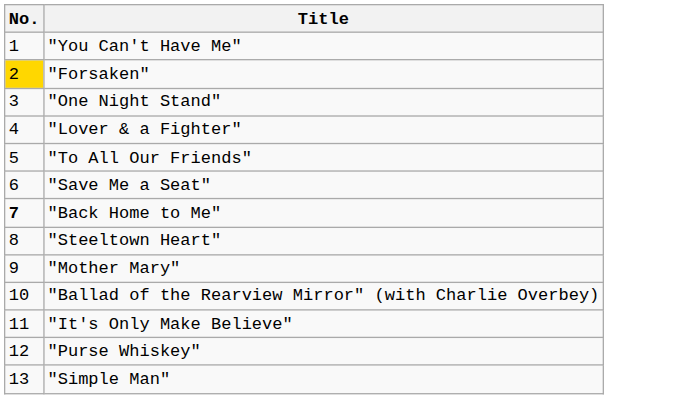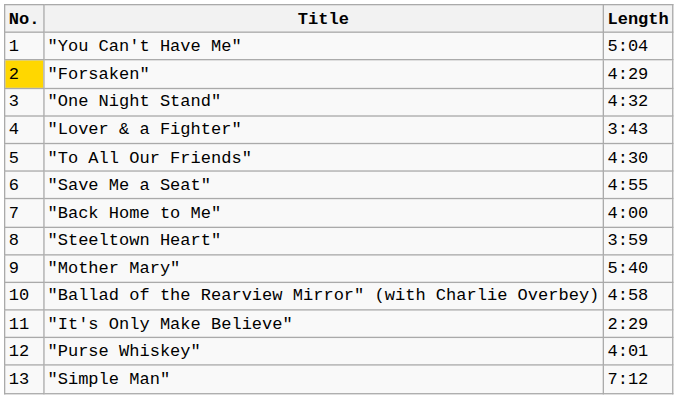+ column: (638, 19)
(14, 213) bold -> (14, 213) normal
